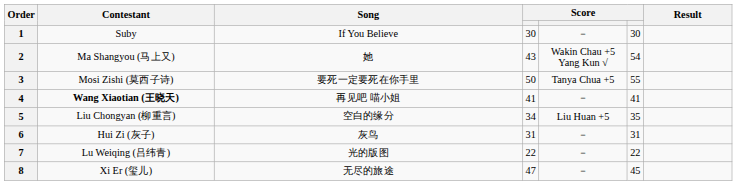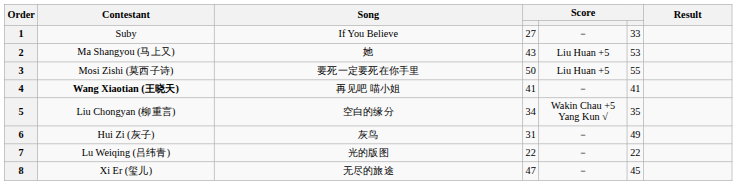(531, 34) 30 -> (531, 34) 27
(635, 34) 30 -> (635, 34) 33
(583, 57) Wakin Chau +5 Yang Kun √ -> (583, 52) Liu Huan +5
(635, 57) 54 -> (635, 52) 53
(583, 80) Tanya Chua +5 -> (583, 70) Liu Huan +5
(583, 116) Liu Huan +5 -> (583, 111) Wakin Chau +5 Yang Kun √
(635, 134) 31 -> (635, 134) 49
